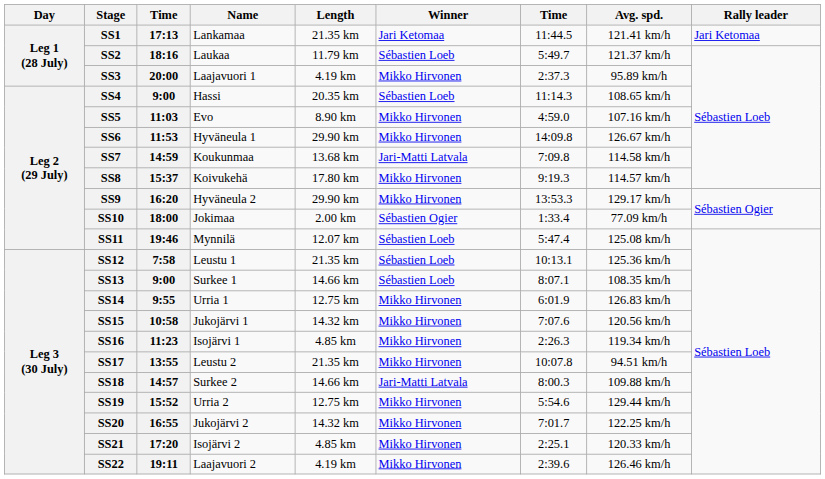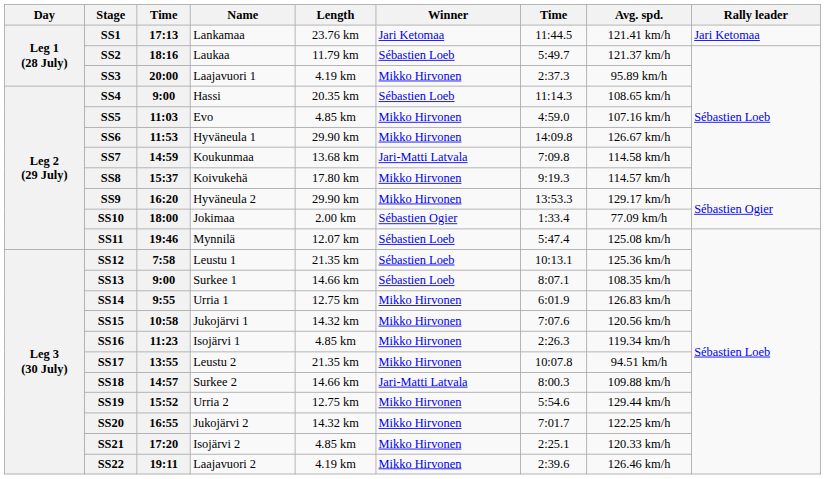(335, 35) 21.35 km -> (335, 35) 23.76 km
(335, 117) 8.90 km -> (335, 117) 4.85 km
